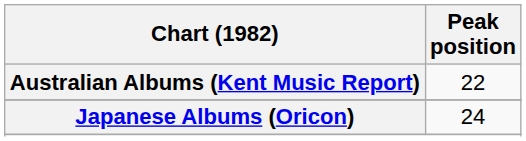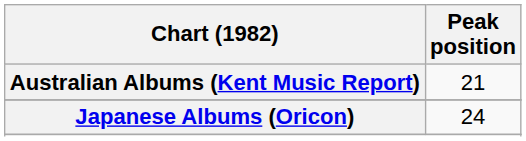(473, 81) 22 -> (473, 81) 21
